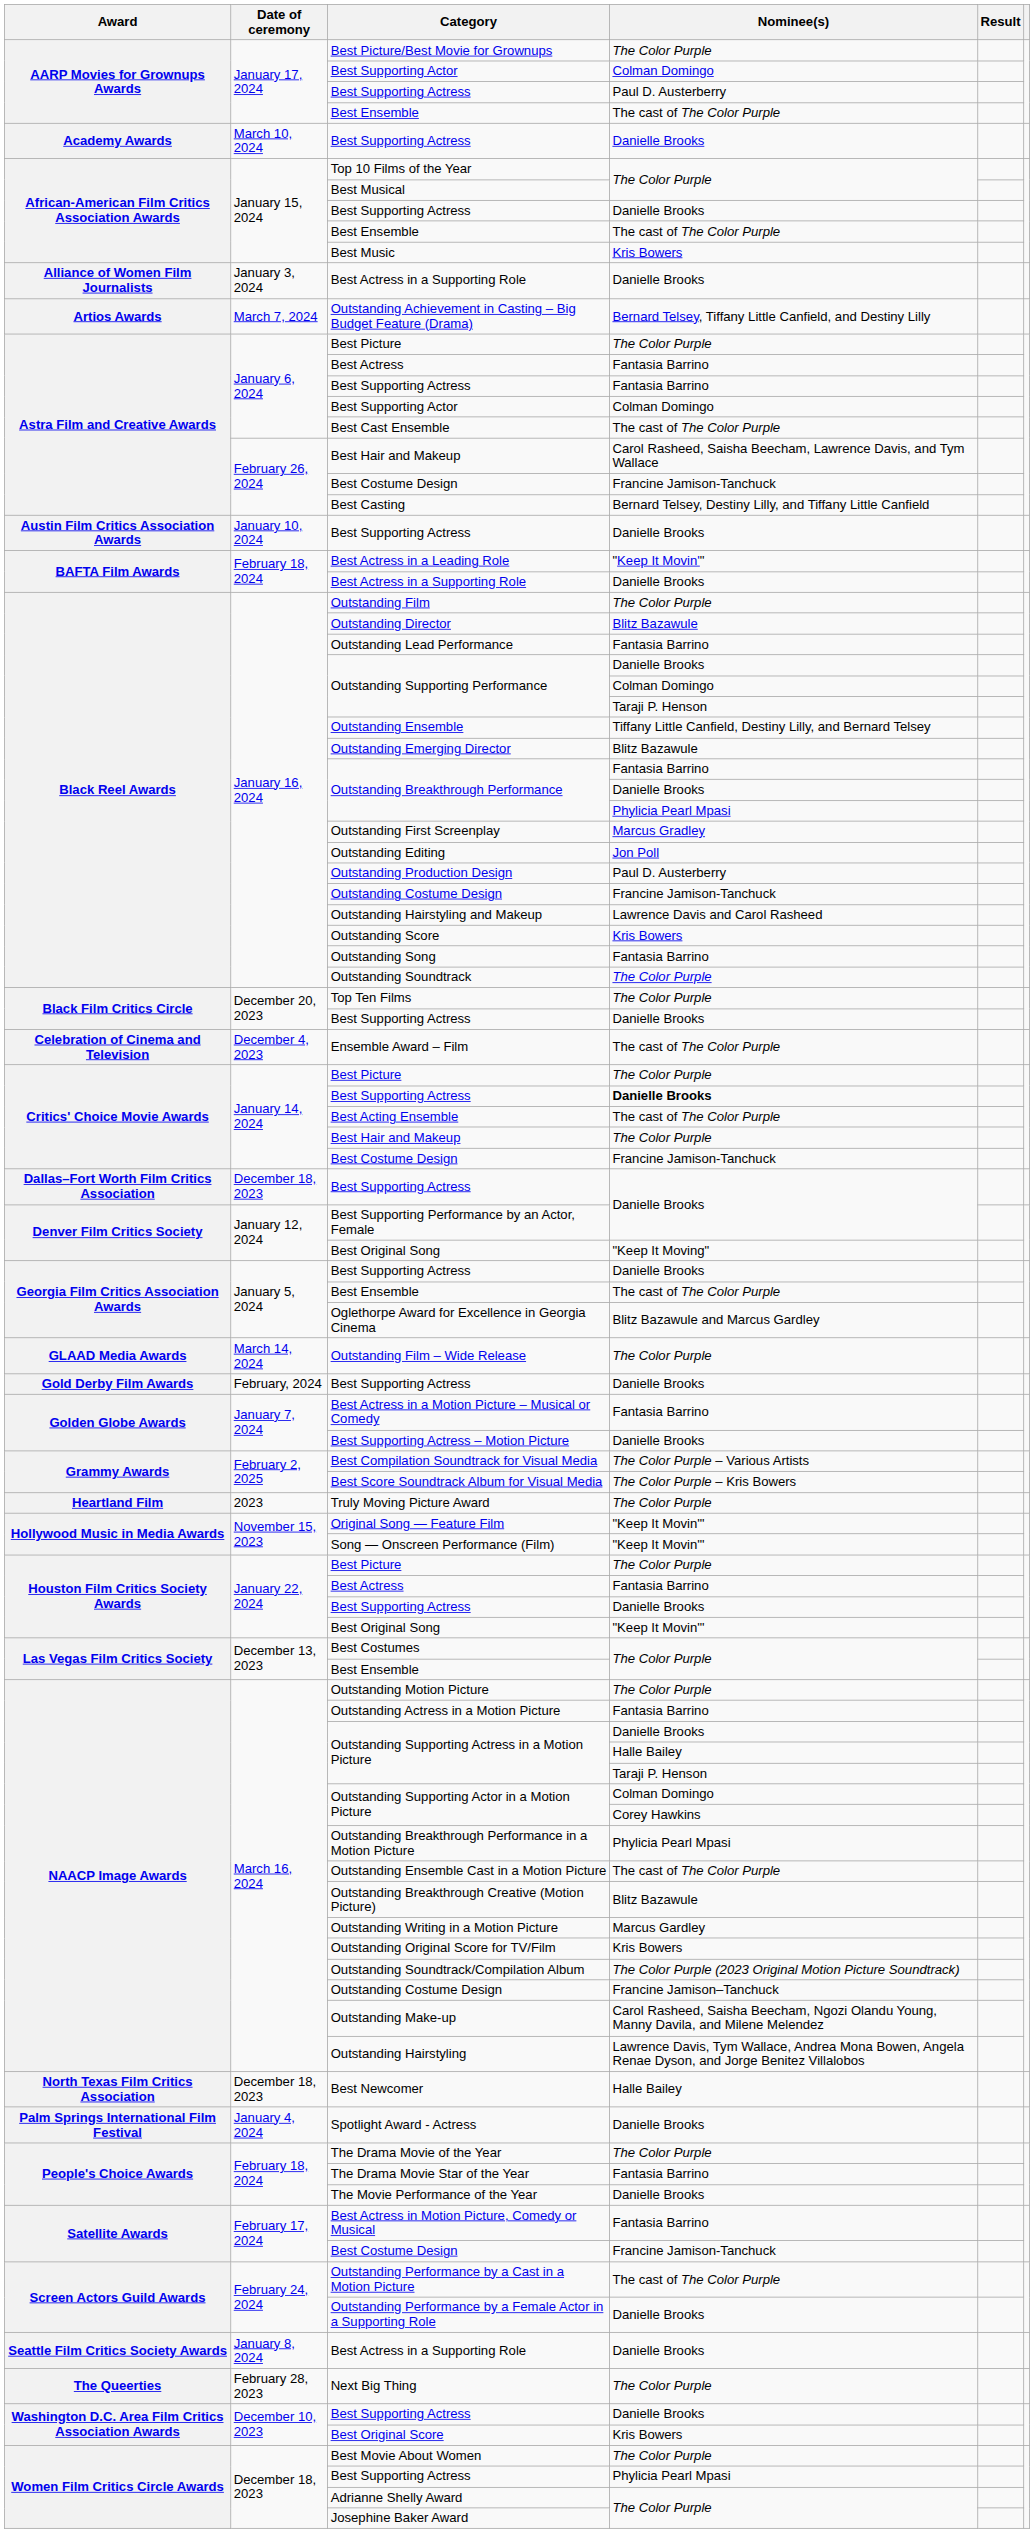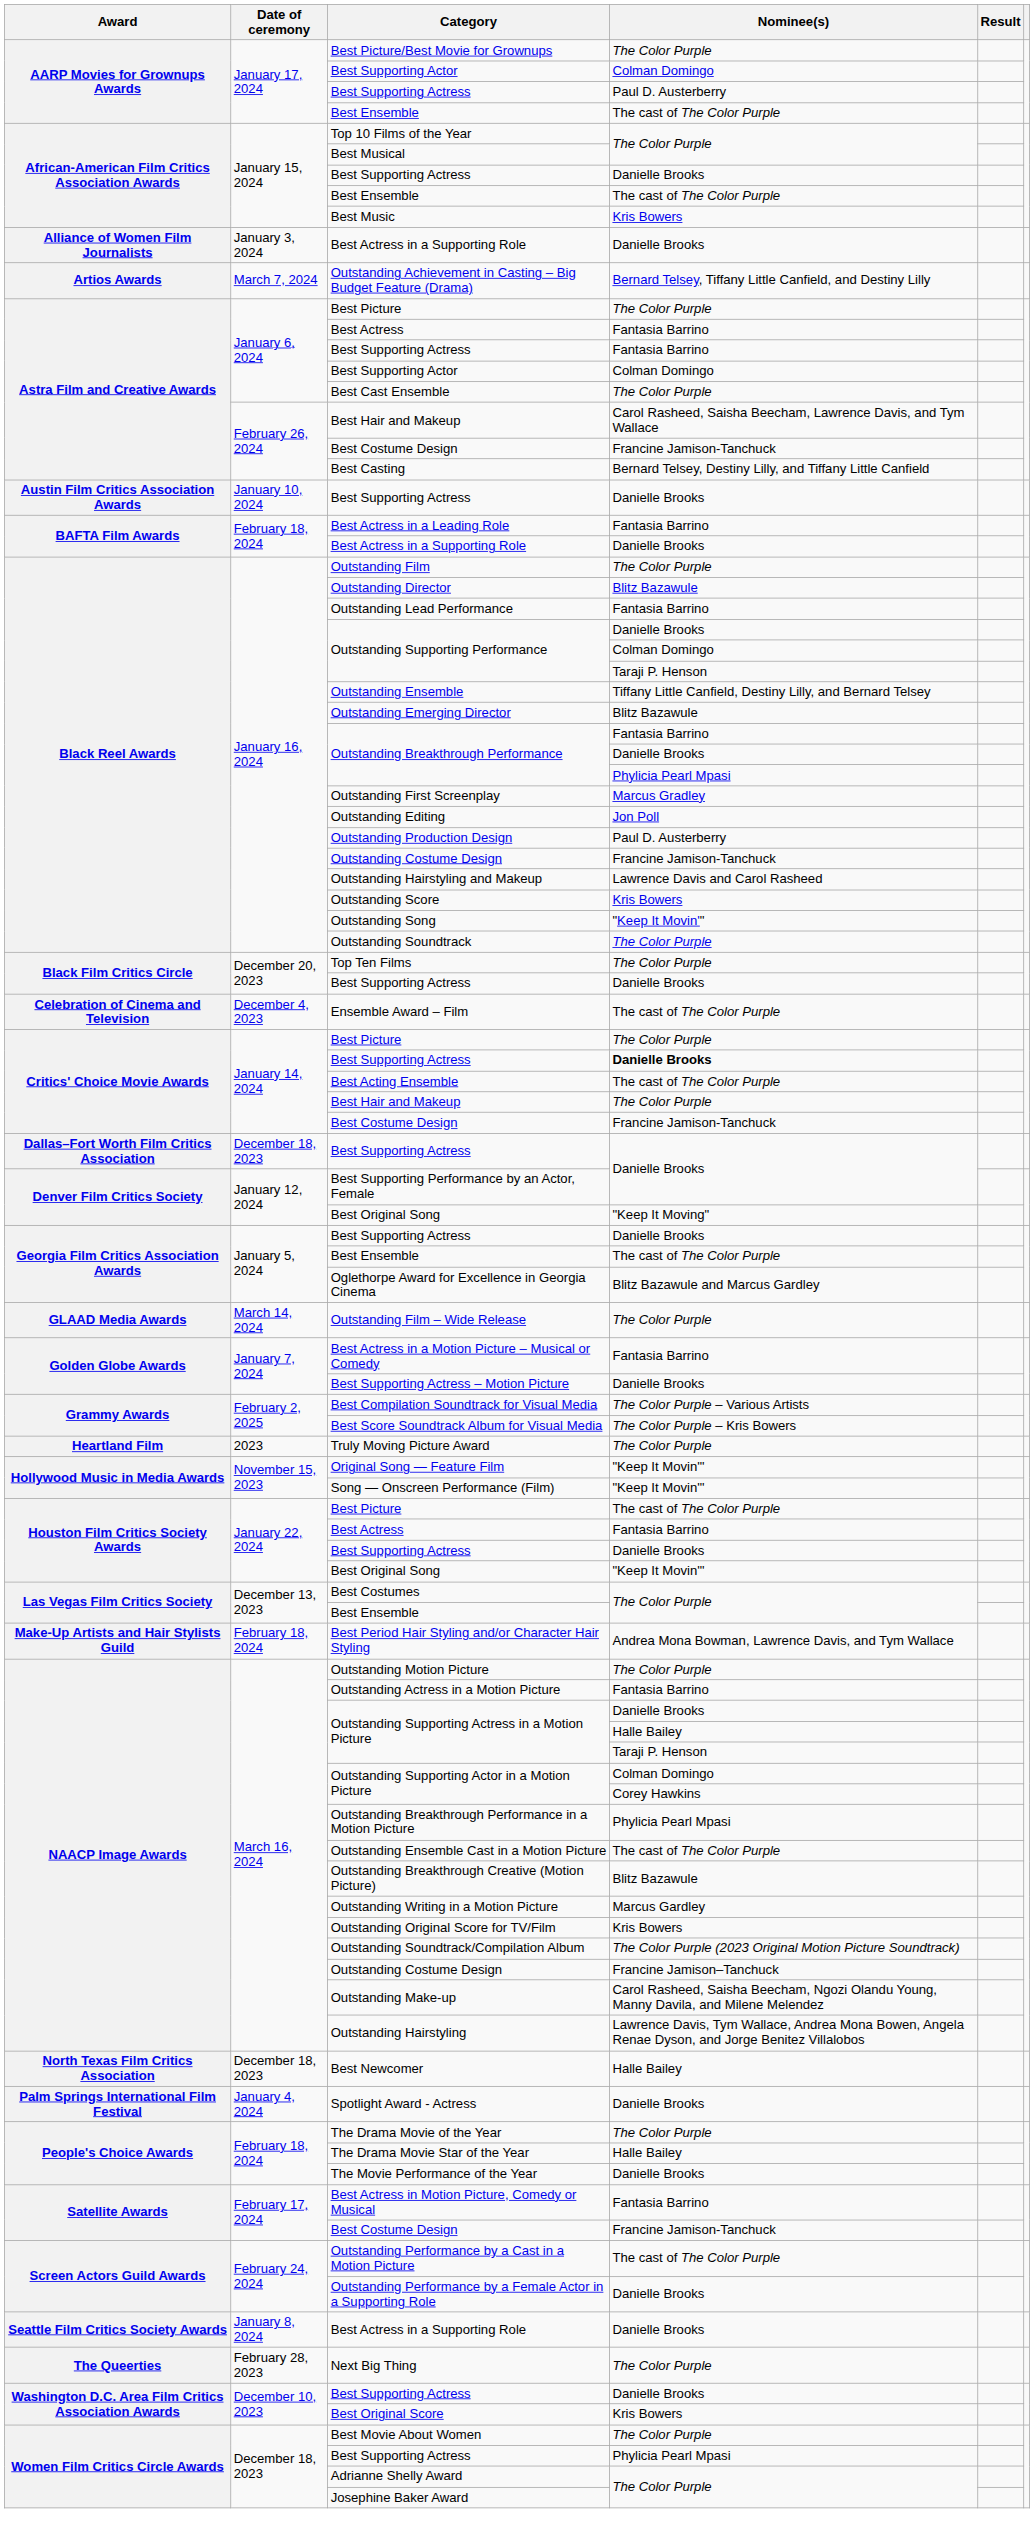- row: (118, 141)
(696, 427) The cast of The Color Purple -> (662, 392) The Color Purple
(658, 561) "Keep It Movin'" -> (661, 525) Fantasia Barrino
(661, 956) Fantasia Barrino -> (658, 921) "Keep It Movin'"
- row: (118, 1384)
(662, 1565) The Color Purple -> (696, 1508) The cast of The Color Purple
+ row: (118, 1641)
(661, 2174) Fantasia Barrino -> (647, 2153) Halle Bailey
